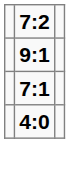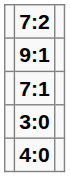+ row: (35, 121)
